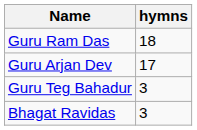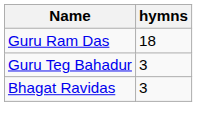- row: (60, 64)
